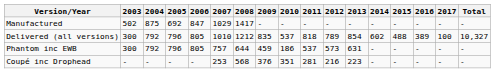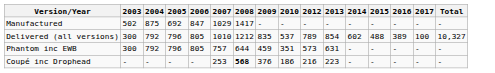- column: (312, 11)
(287, 49) 186 -> (287, 49) 351
(242, 62) normal -> (242, 62) bold
(287, 62) 351 -> (287, 62) 186
